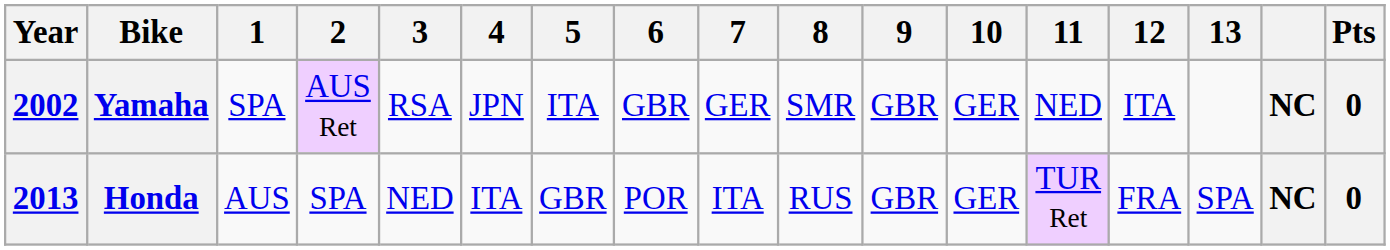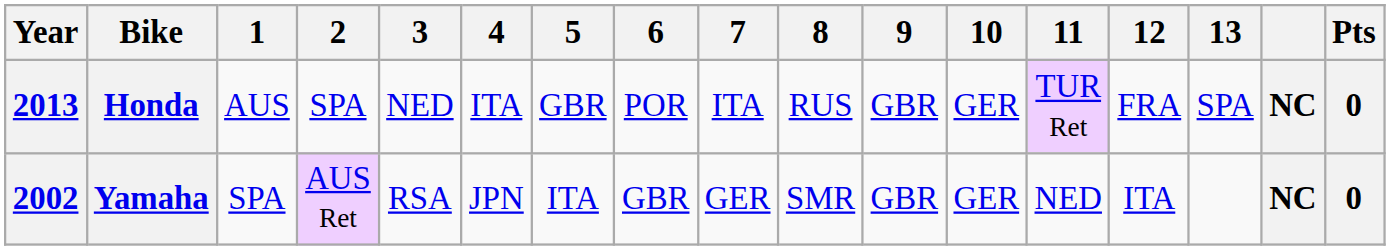rows swapped: (151, 105) <-> (151, 198)
